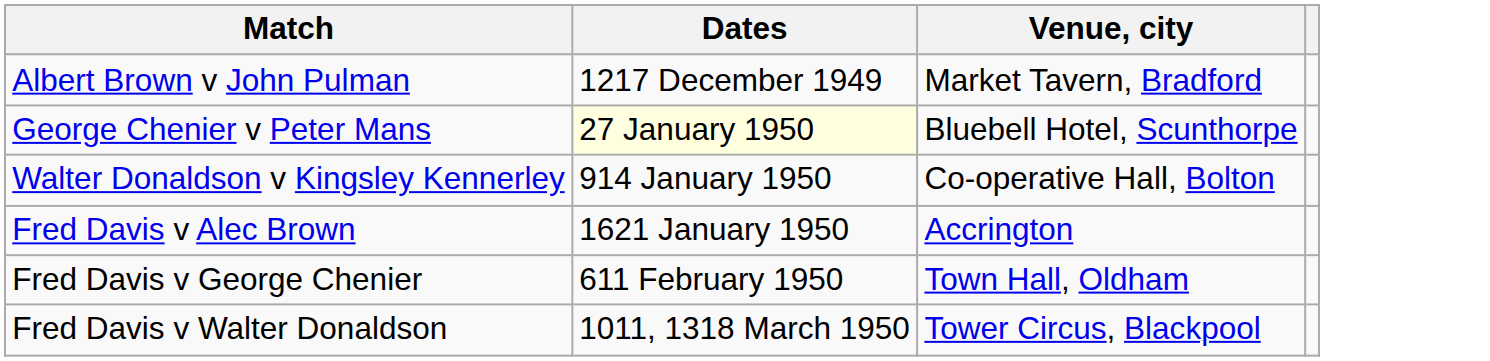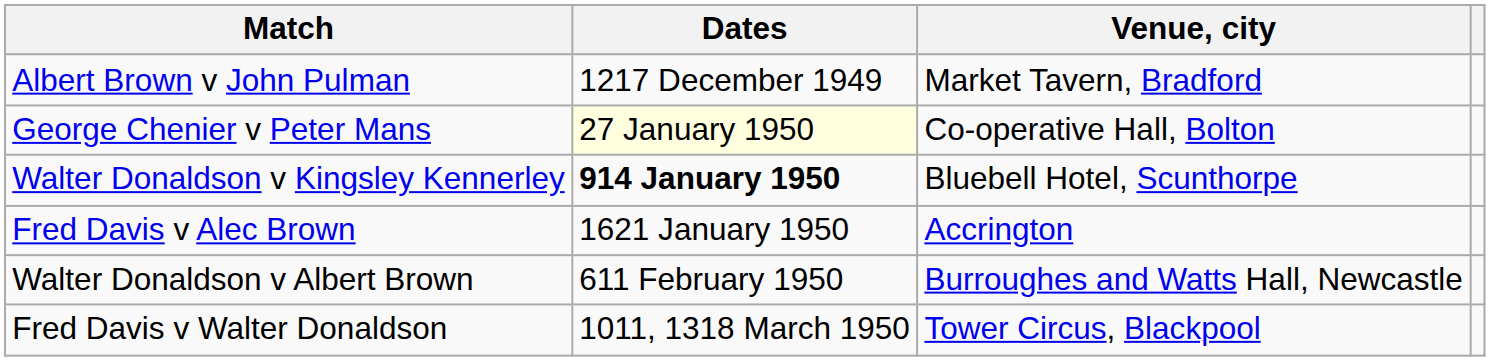(1111, 129) Bluebell Hotel, Scunthorpe -> (1100, 129) Co-operative Hall, Bolton
(705, 179) normal -> (710, 179) bold
(1100, 179) Co-operative Hall, Bolton -> (1111, 179) Bluebell Hotel, Scunthorpe
+ row: (243, 279)
- row: (217, 279)
